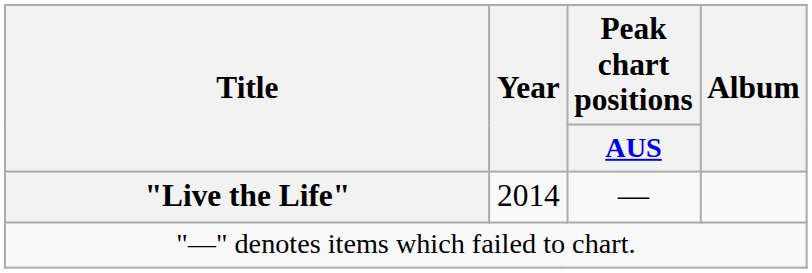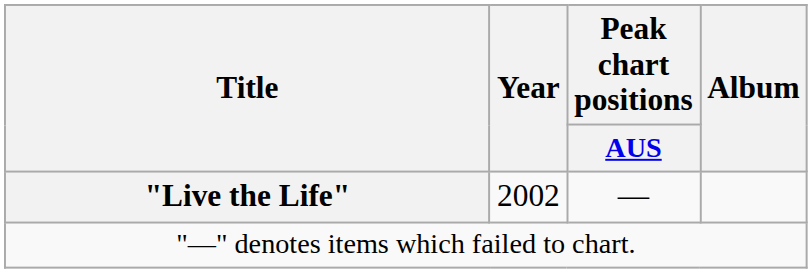(528, 196) 2014 -> (528, 196) 2002
